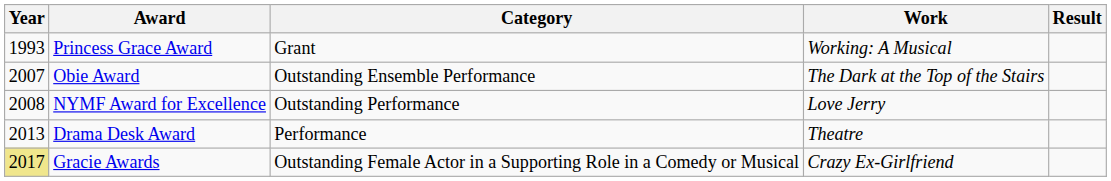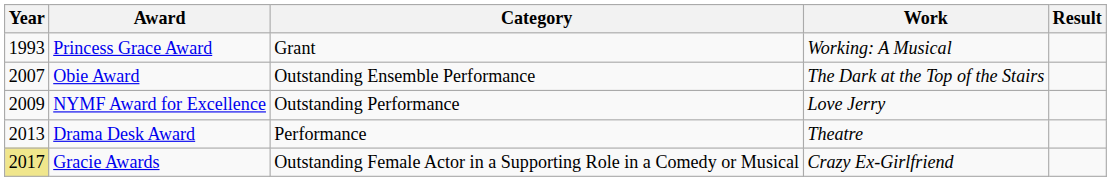(27, 104) 2008 -> (27, 104) 2009
